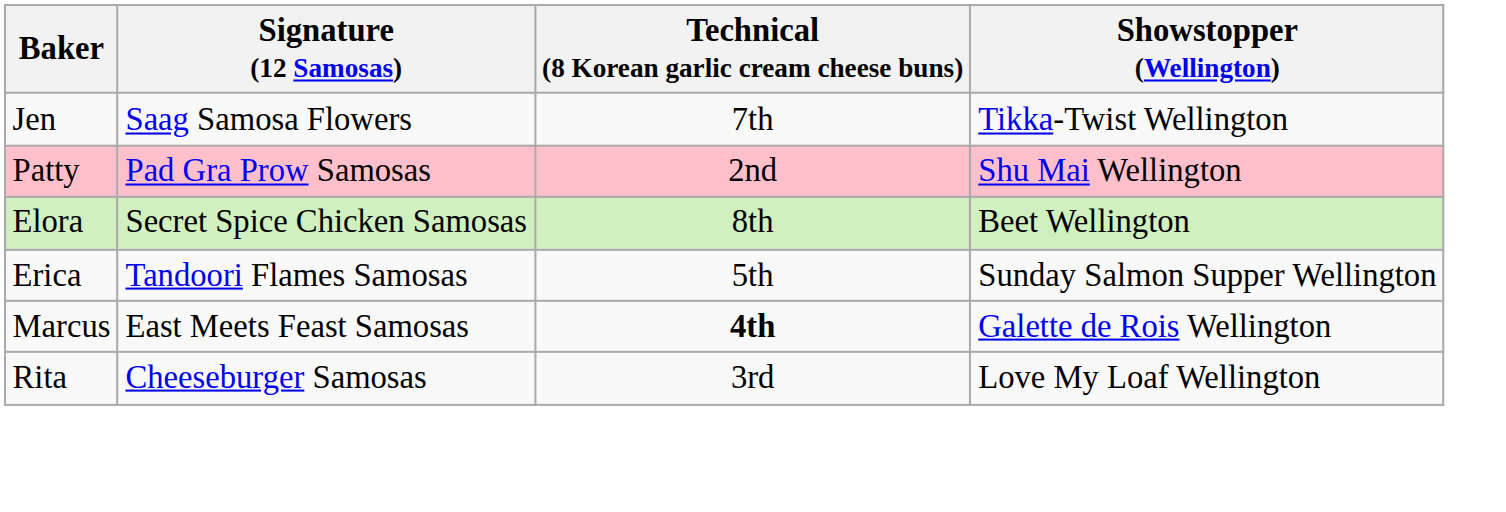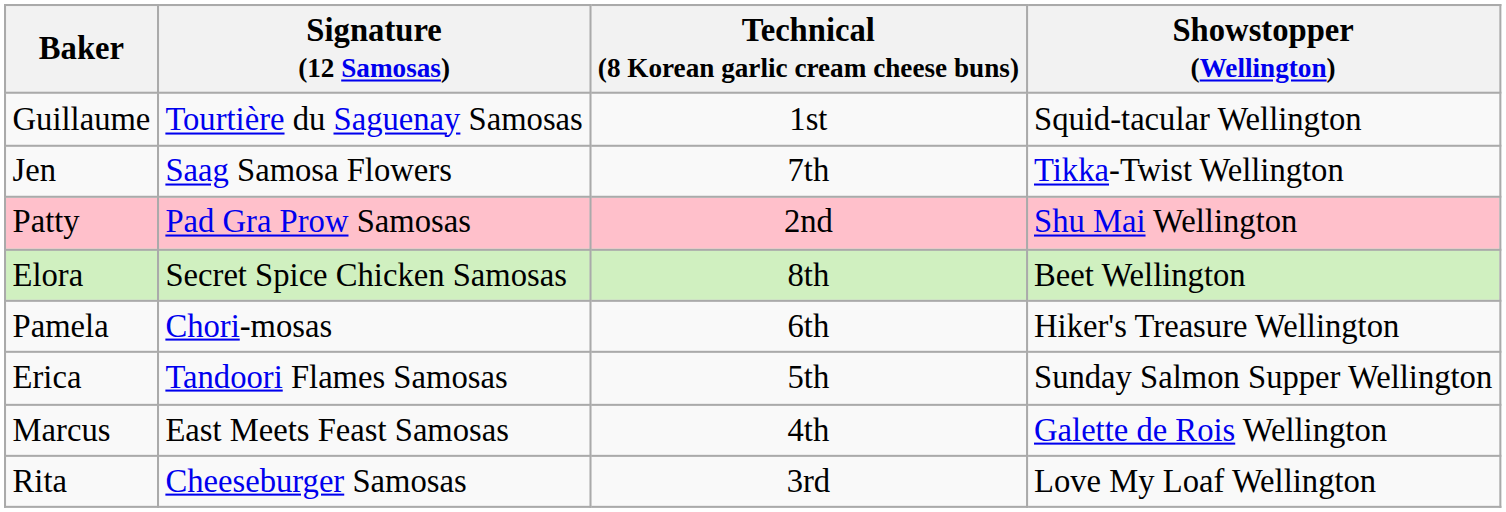+ row: (81, 118)
+ row: (61, 325)
(753, 325) bold -> (808, 429) normal
